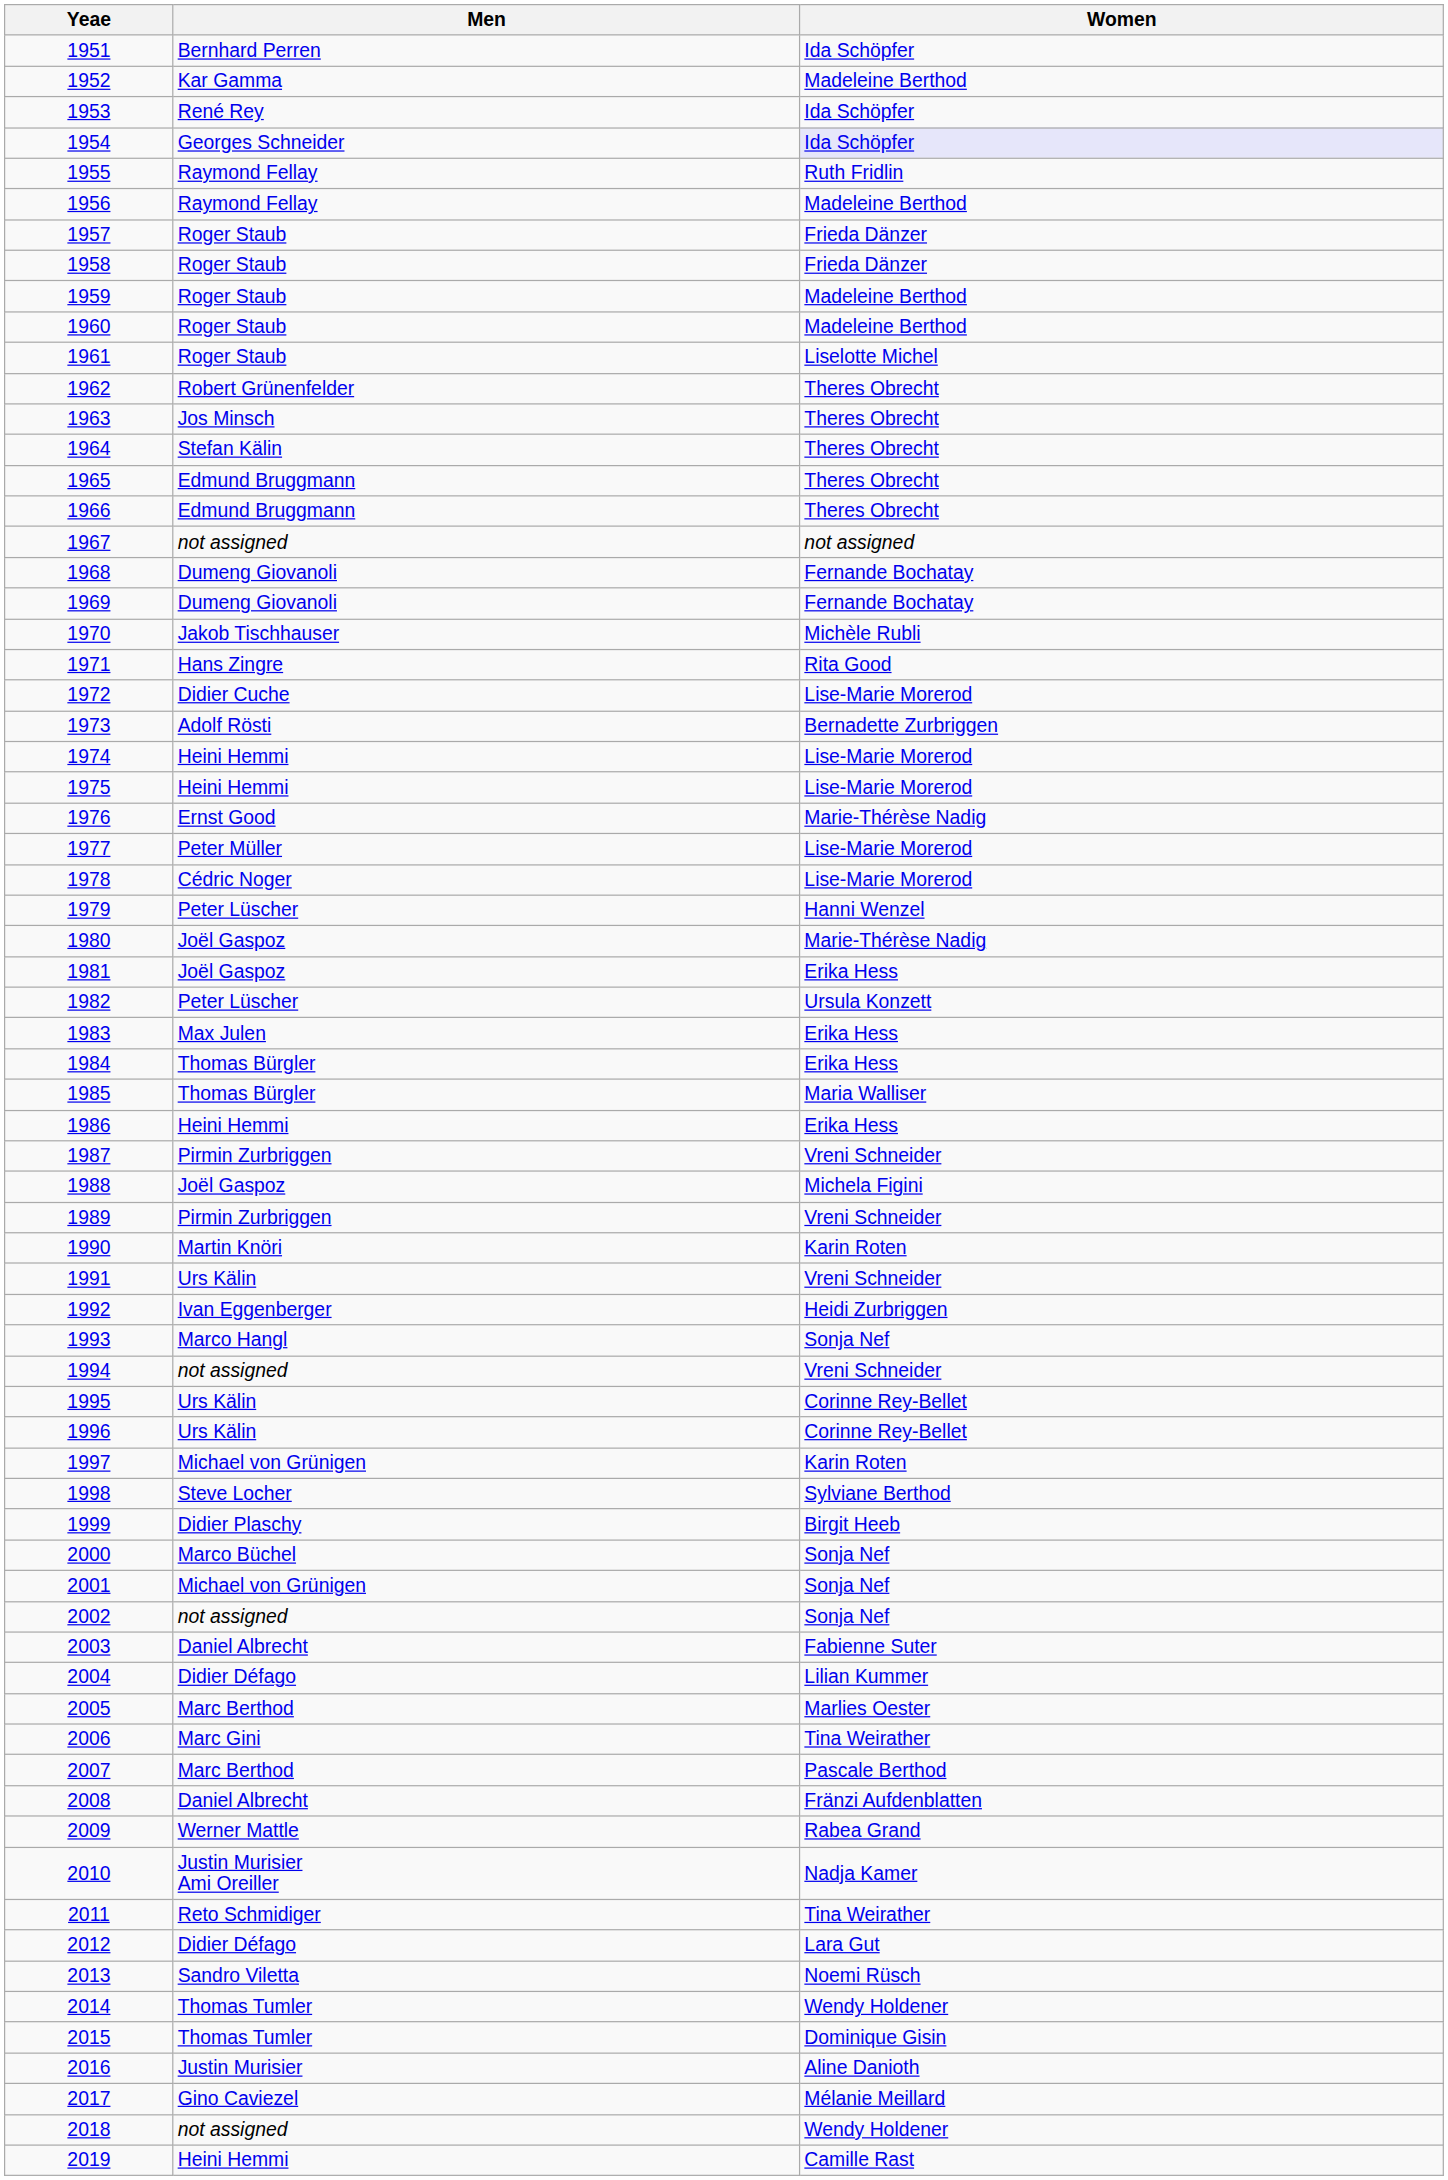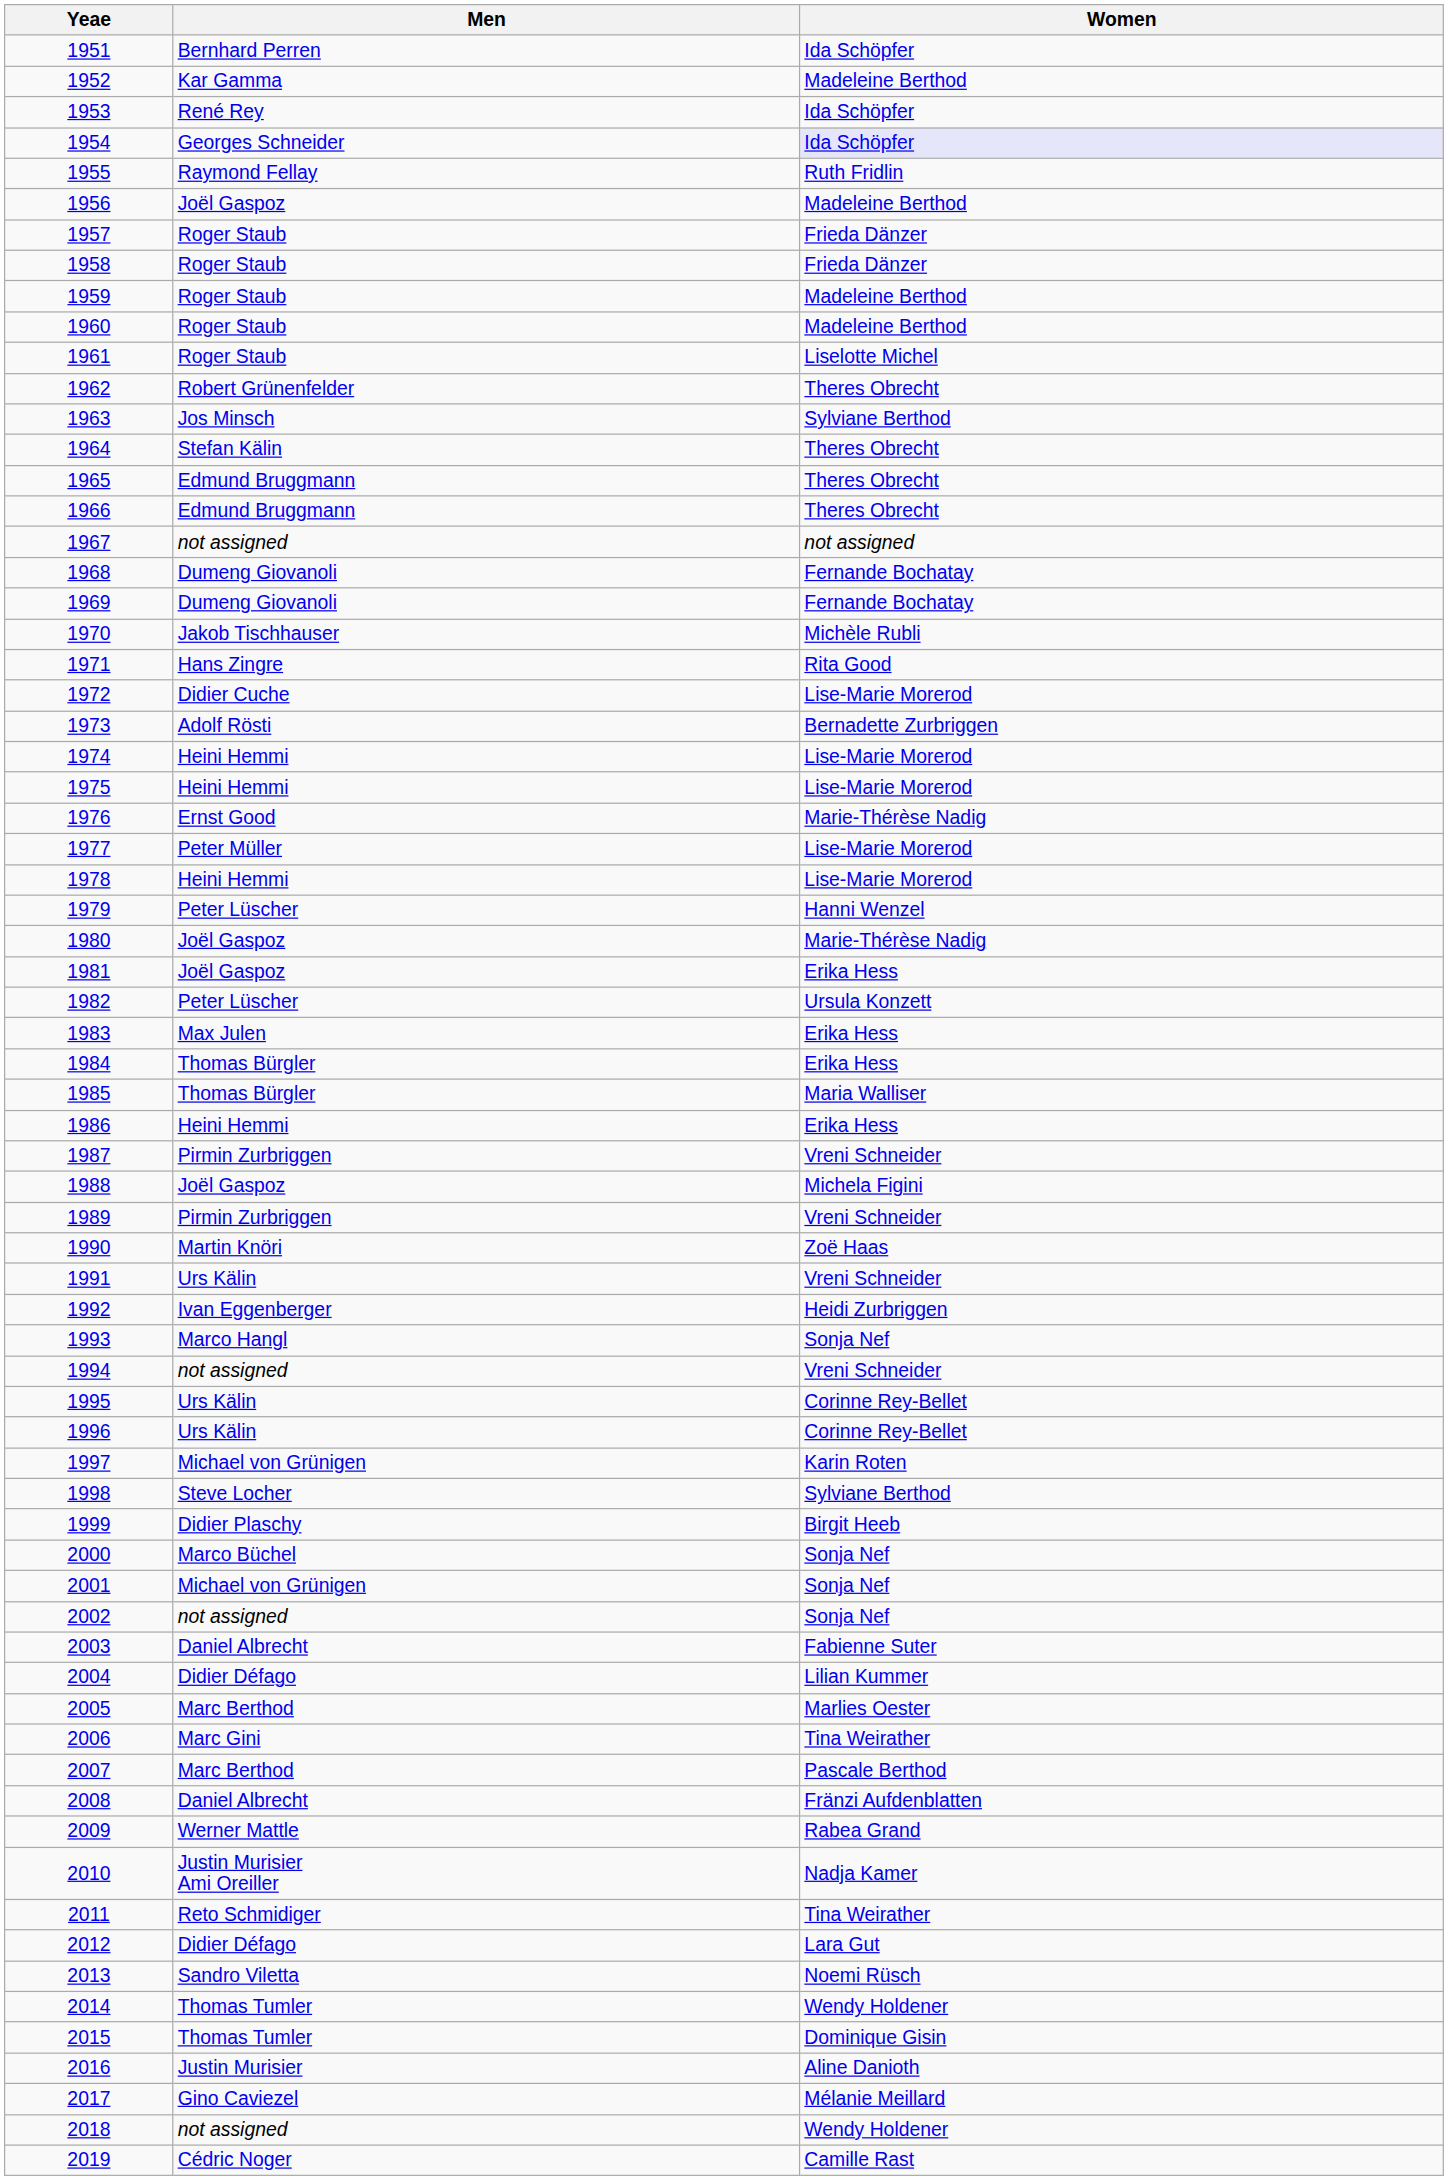(248, 204) Raymond Fellay -> (231, 204) Joël Gaspoz
(872, 419) Theres Obrecht -> (878, 419) Sylviane Berthod
(235, 879) Cédric Noger -> (233, 879) Heini Hemmi
(855, 1248) Karin Roten -> (846, 1248) Zoë Haas
(233, 2160) Heini Hemmi -> (235, 2160) Cédric Noger
